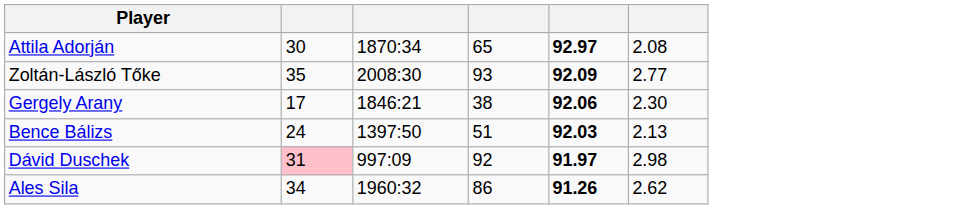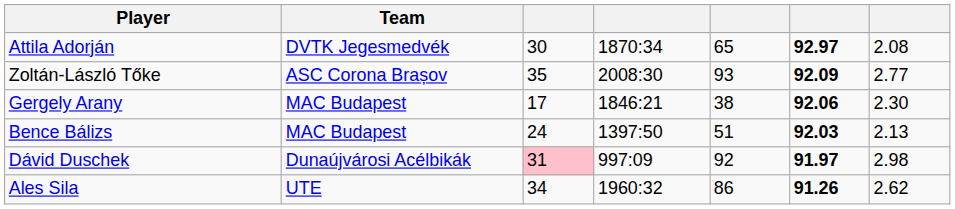+ column: (402, 18)
